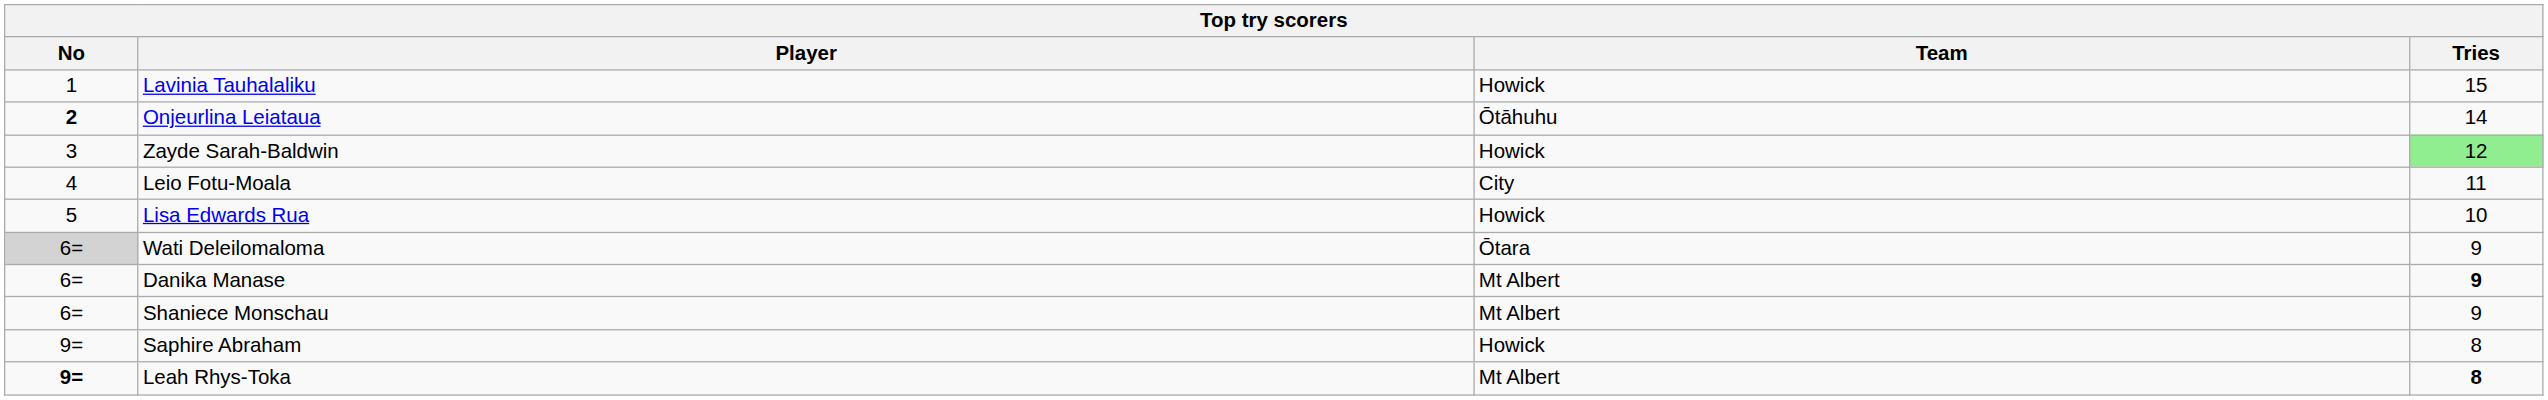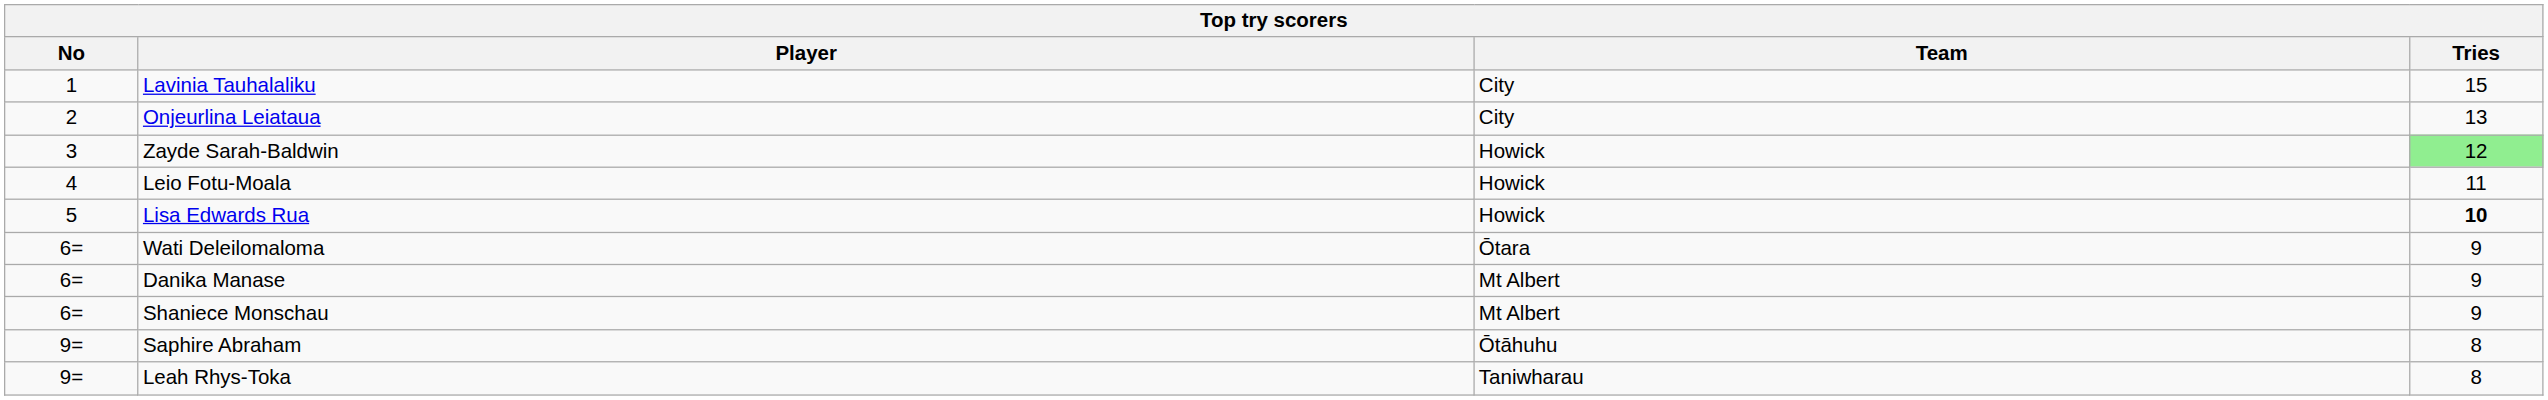(1512, 85) Howick -> (1496, 85) City
(71, 118) bold -> (71, 118) normal
(1518, 118) Ōtāhuhu -> (1496, 118) City
(2476, 118) 14 -> (2476, 118) 13
(1496, 183) City -> (1512, 183) Howick
(2476, 215) normal -> (2476, 215) bold
(71, 248) lightgrey background -> (71, 248) no background
(2476, 280) bold -> (2476, 280) normal
(1512, 345) Howick -> (1518, 345) Ōtāhuhu
(71, 378) bold -> (71, 378) normal
(1519, 378) Mt Albert -> (1531, 378) Taniwharau
(2476, 378) bold -> (2476, 378) normal
